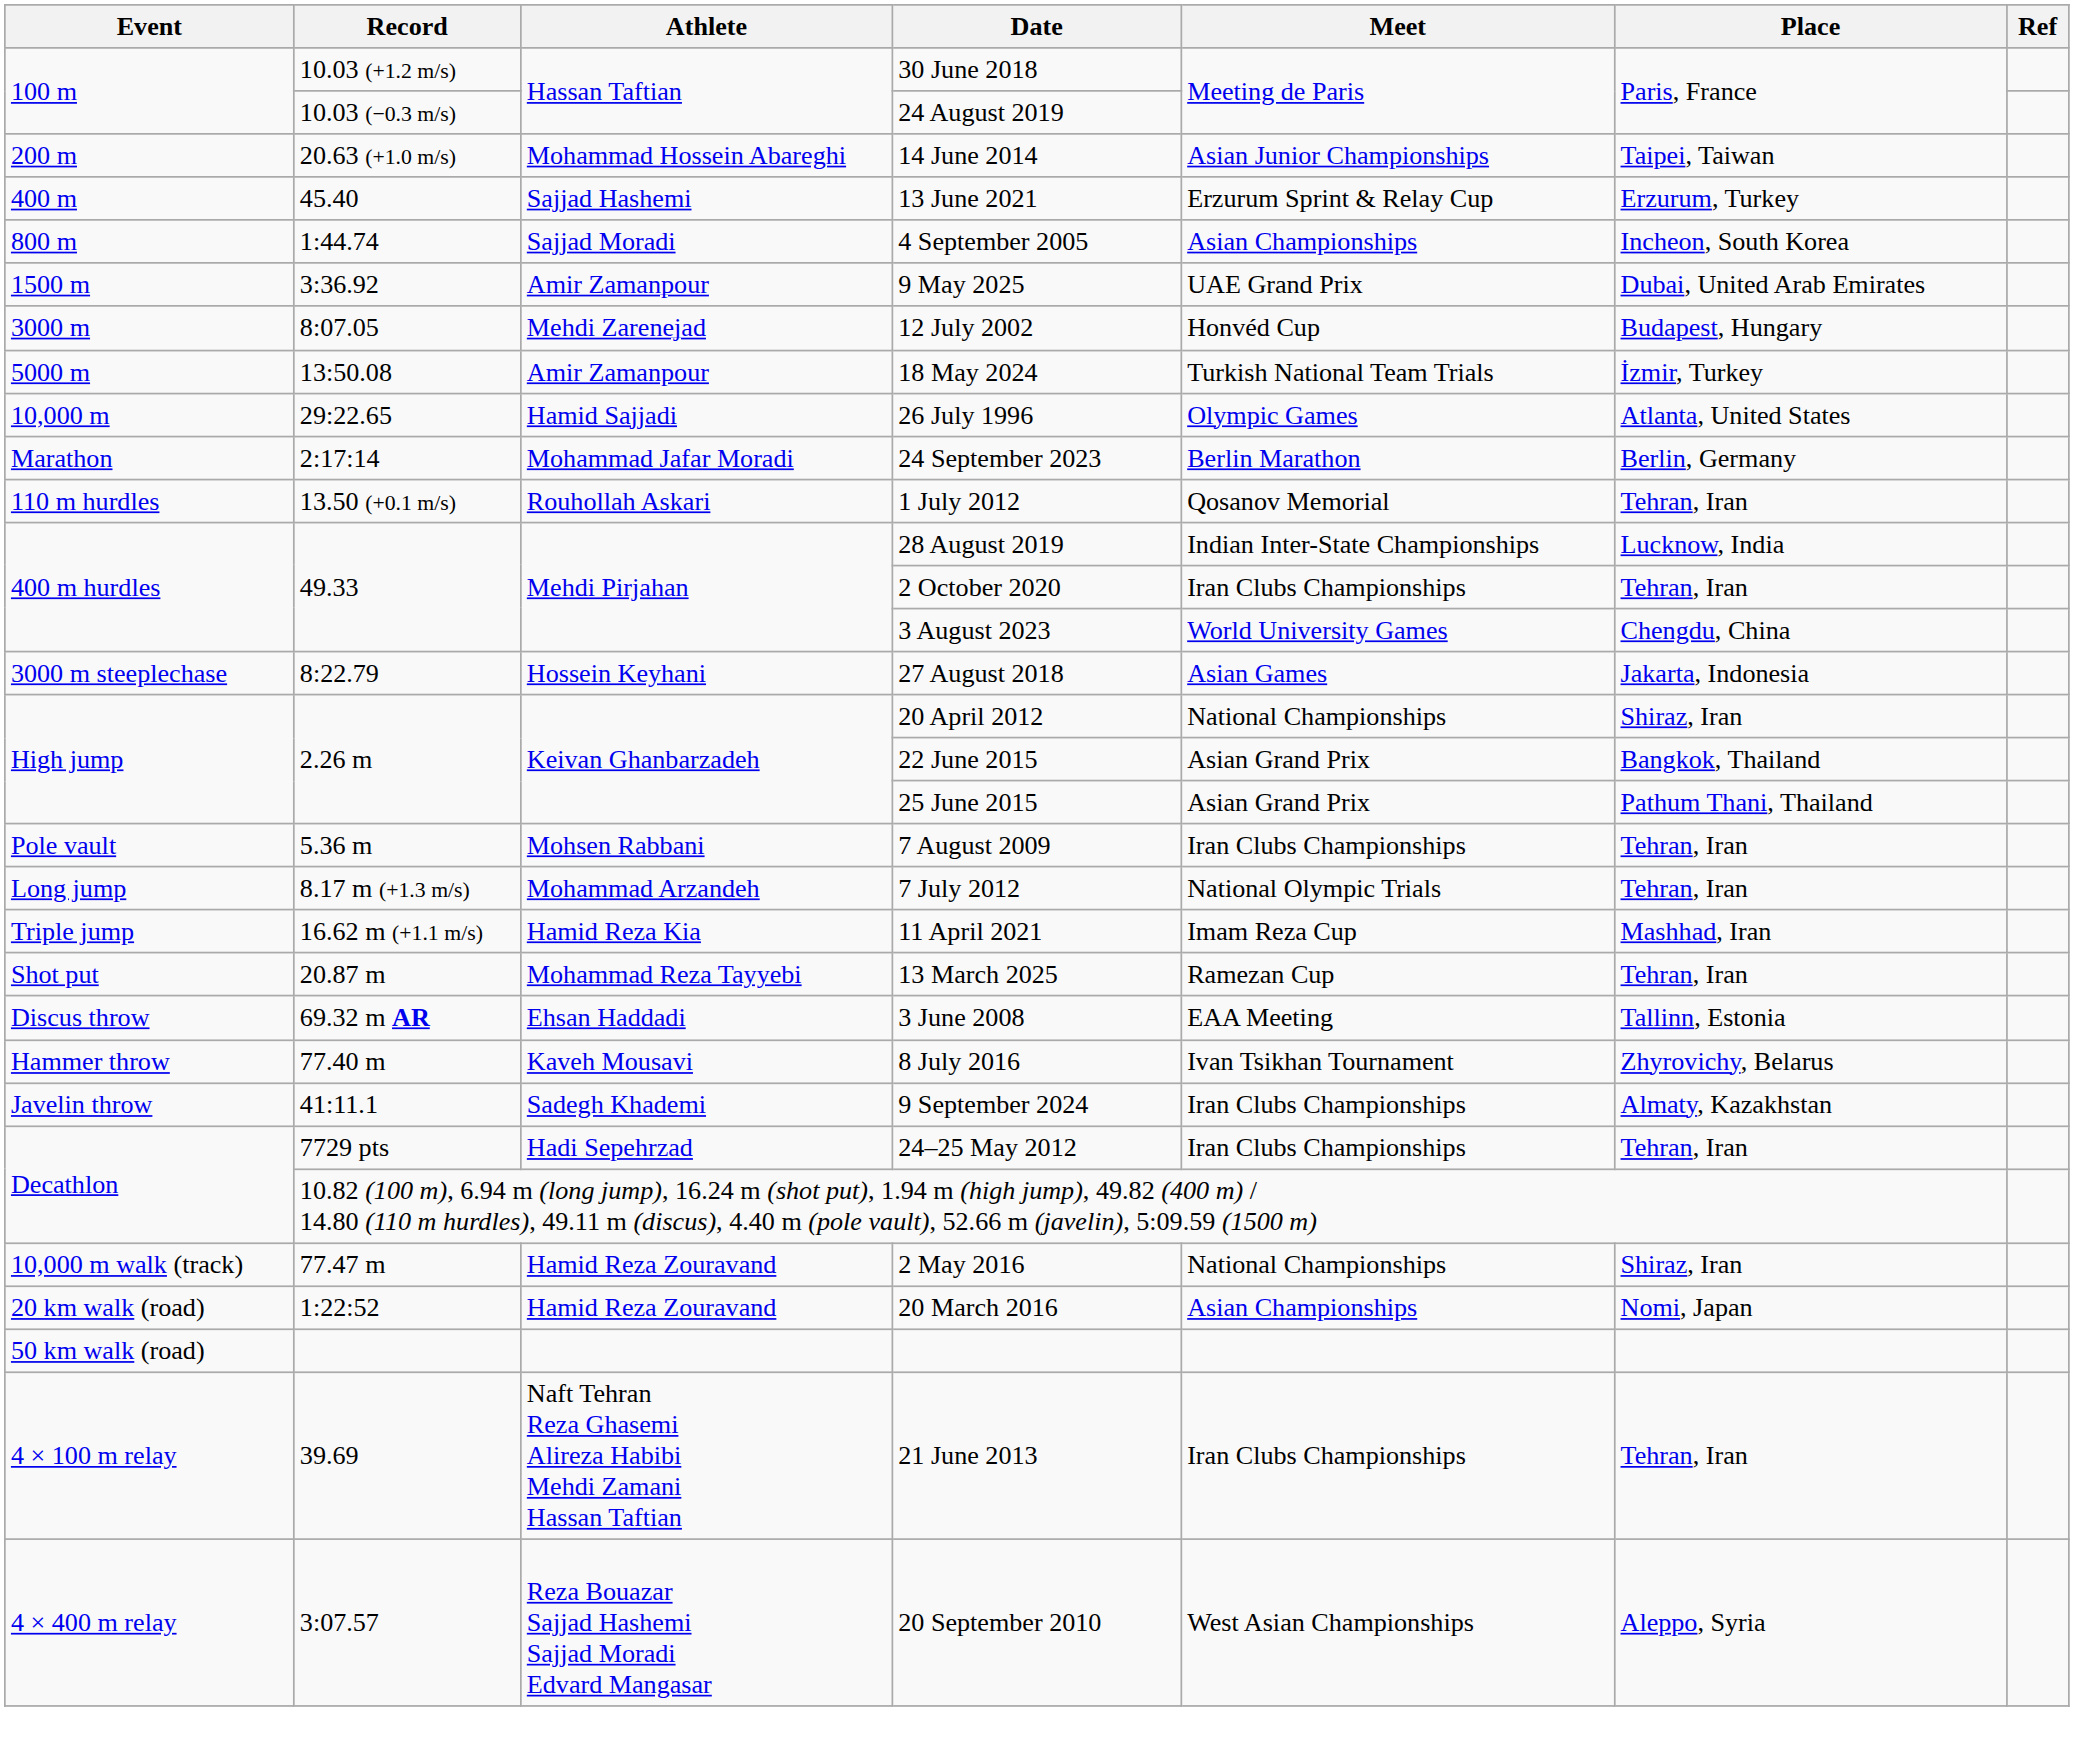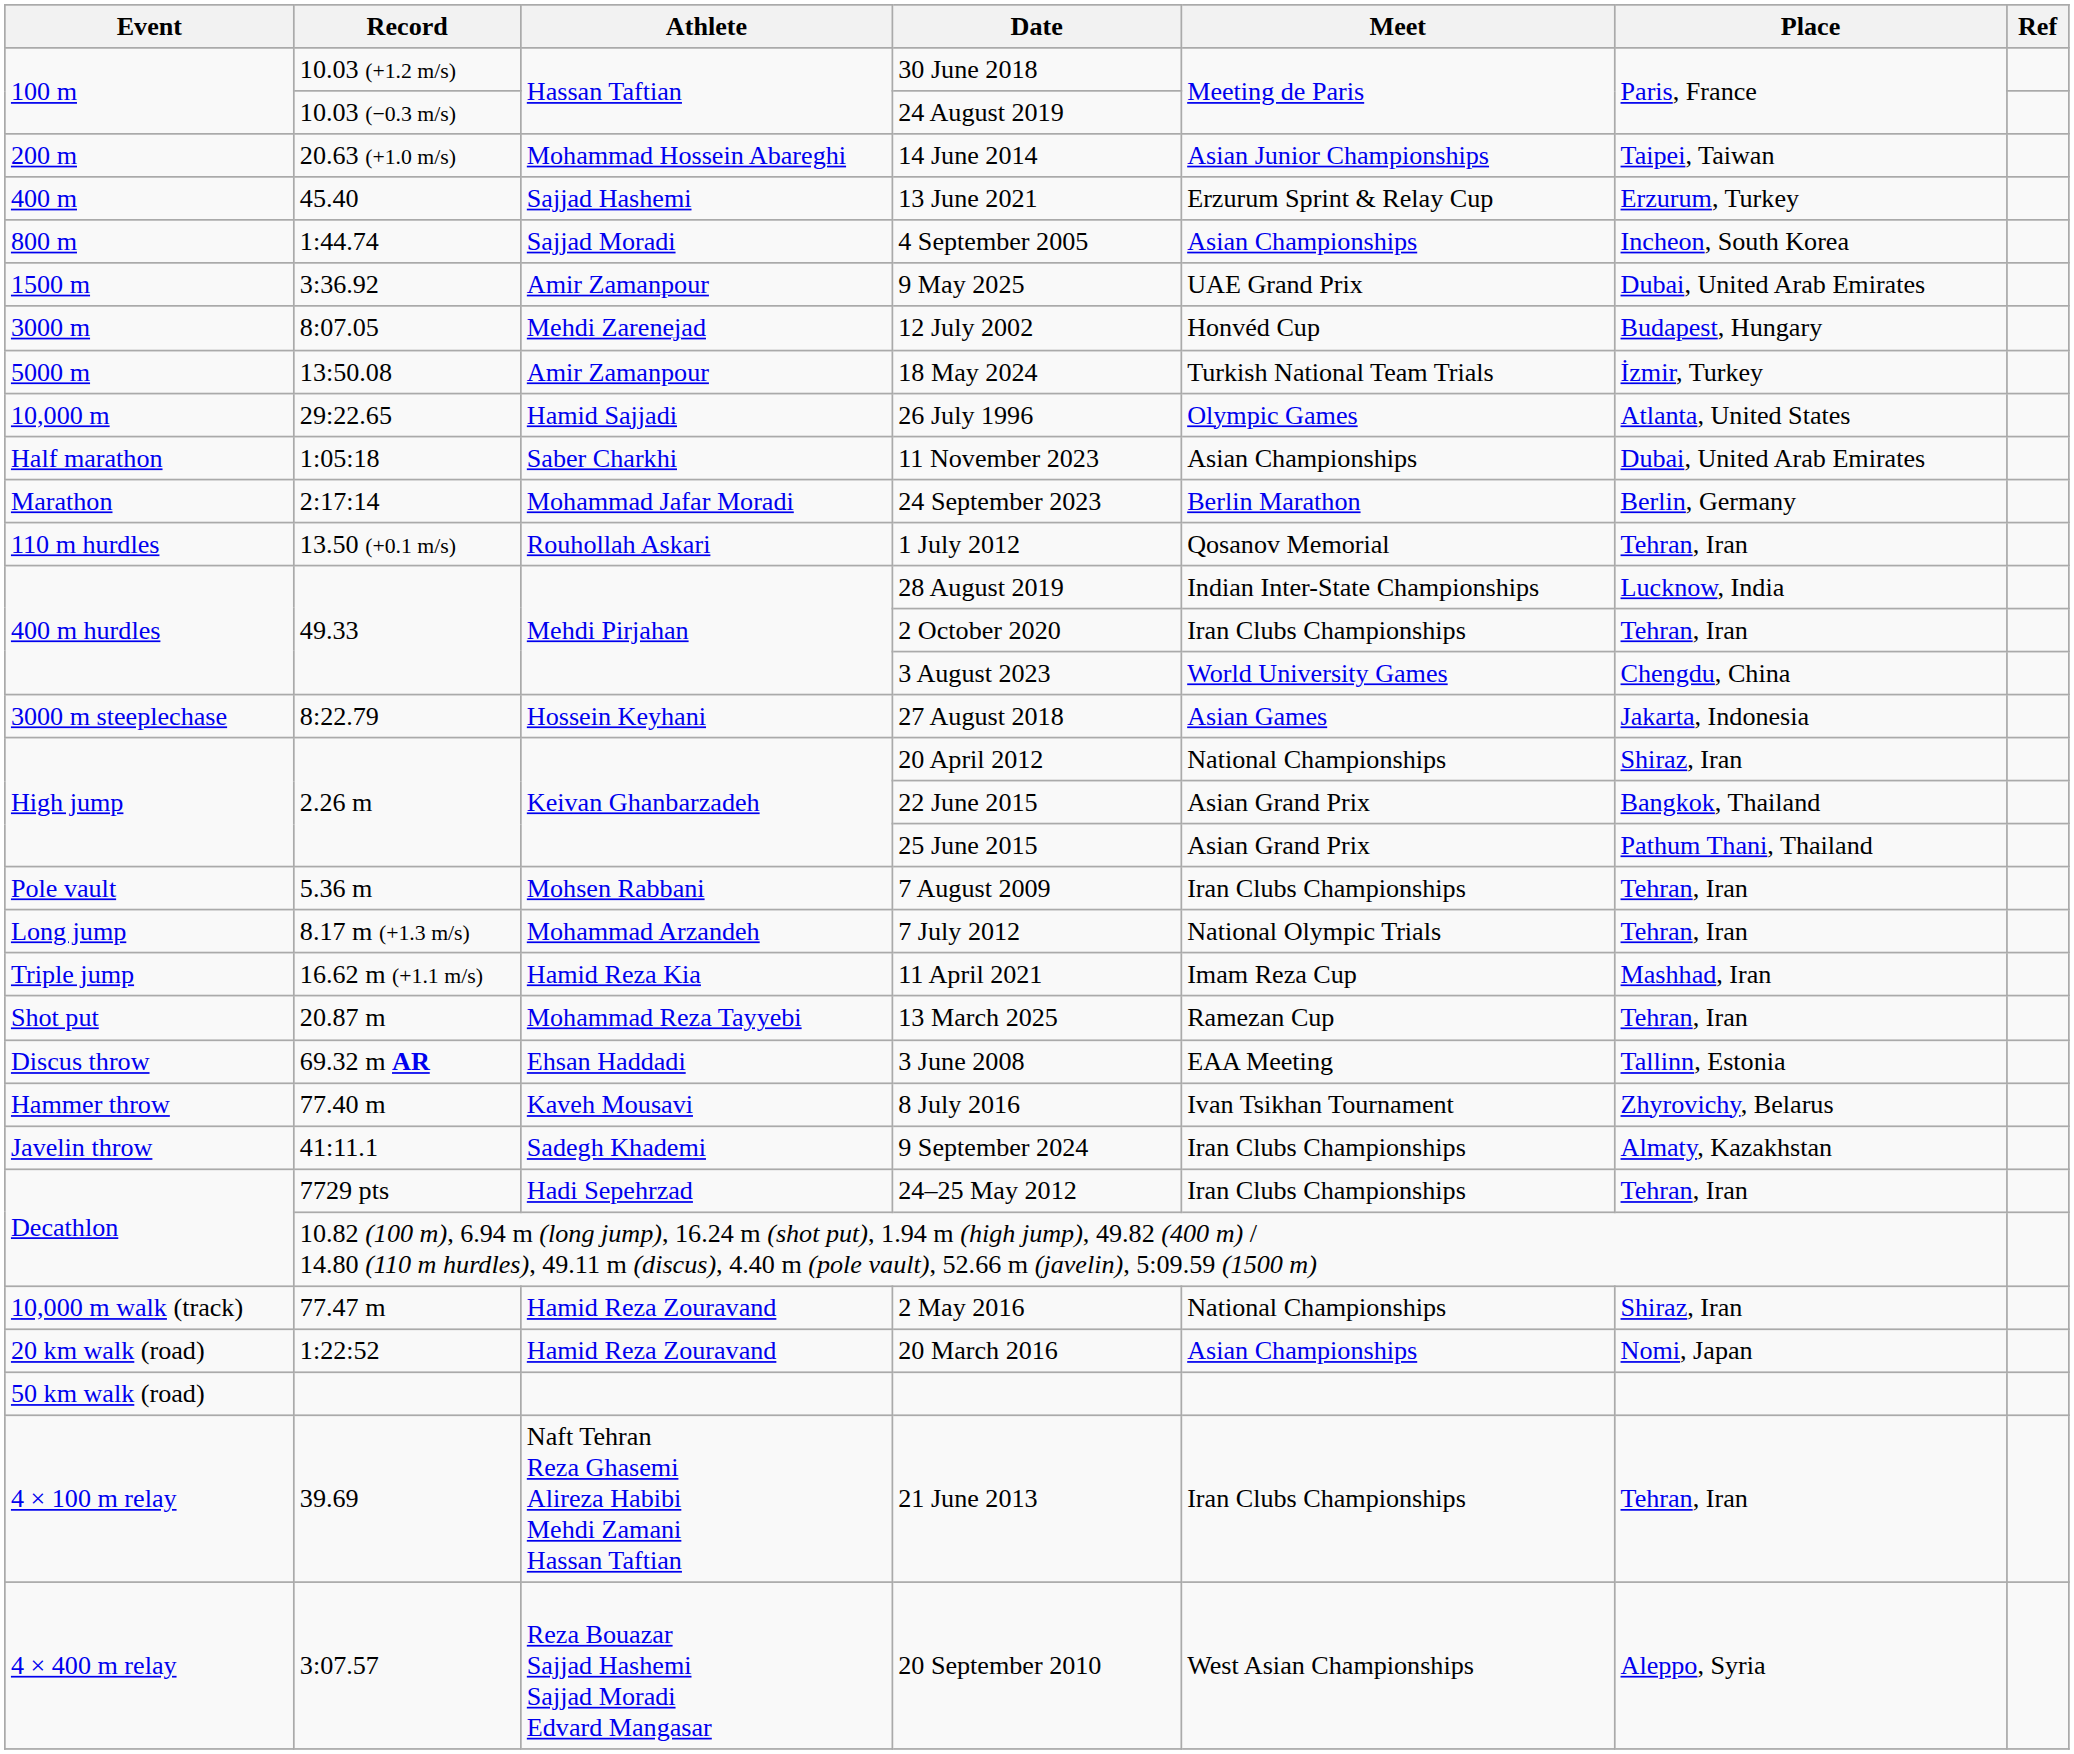+ row: (999, 457)
